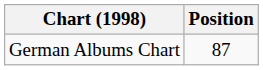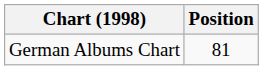(221, 49) 87 -> (221, 49) 81
